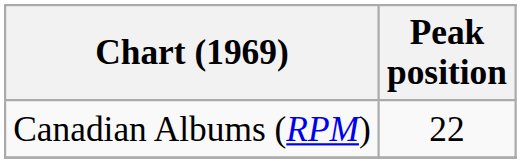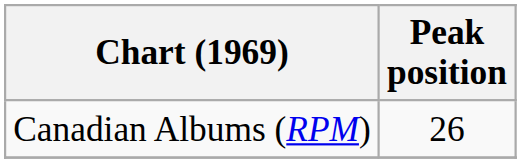(447, 128) 22 -> (447, 128) 26
